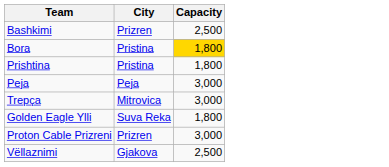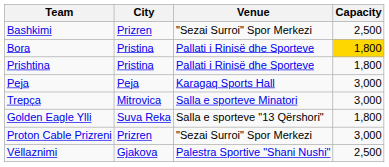+ column: (253, 13)
